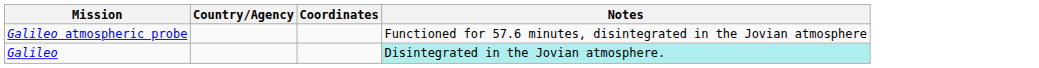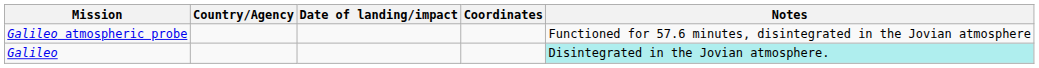+ column: (379, 14)
